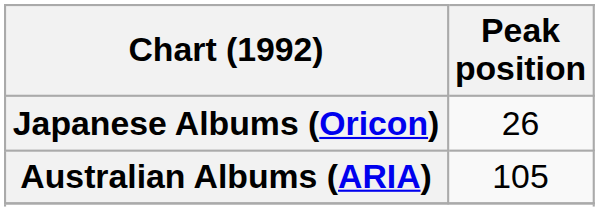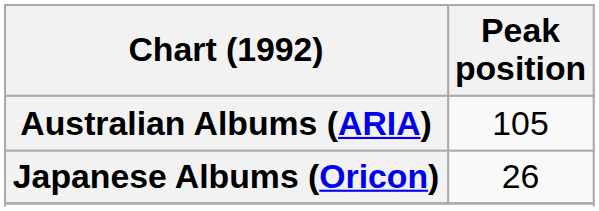rows swapped: (226, 176) <-> (226, 122)
